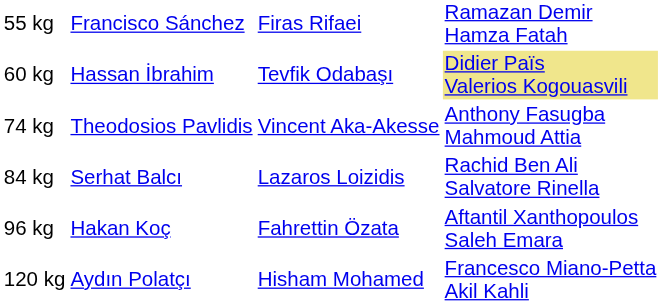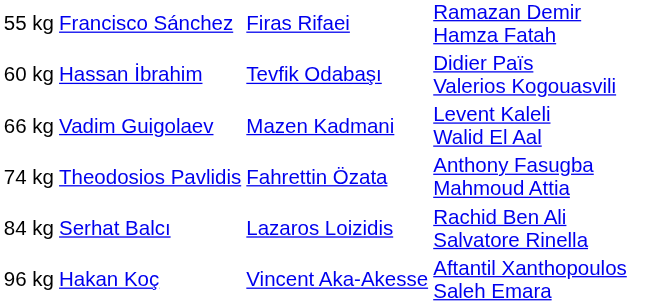(536, 74) khaki background -> (525, 74) no background
+ row: (29, 126)
(349, 126) Vincent Aka-Akesse -> (317, 177) Fahrettin Özata
(328, 228) Fahrettin Özata -> (337, 279) Vincent Aka-Akesse
- row: (35, 279)
